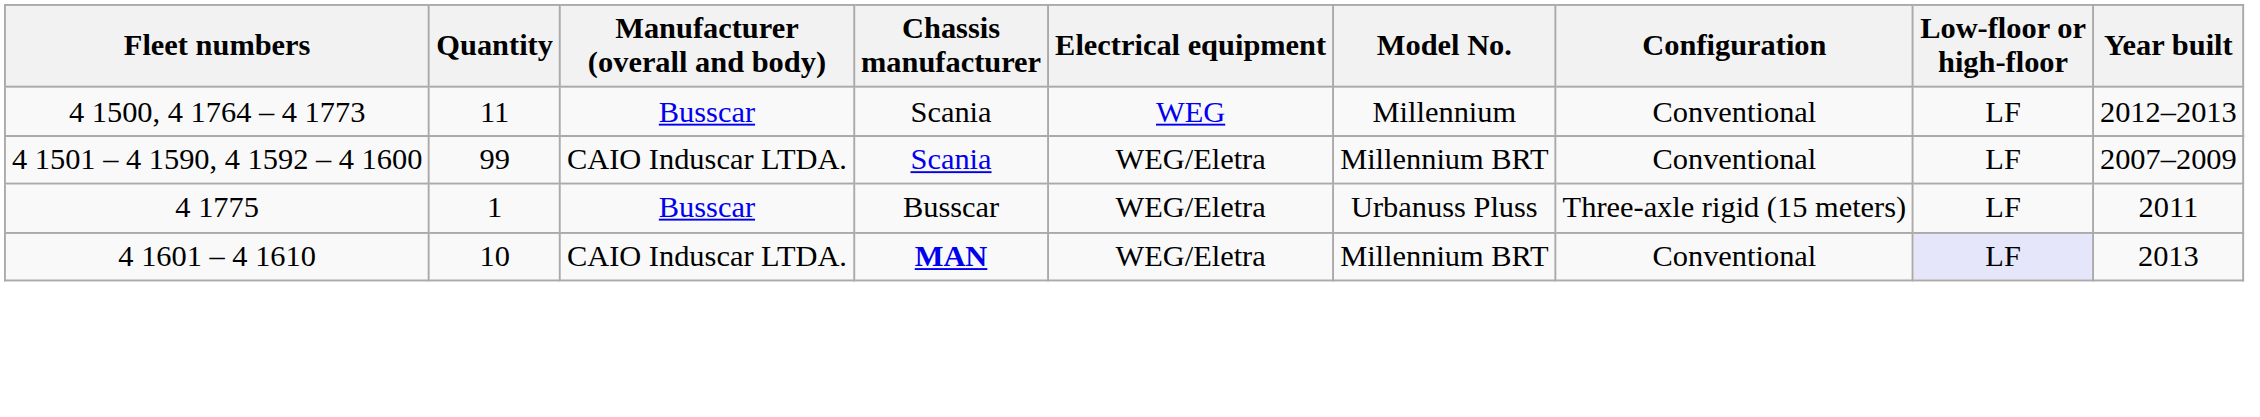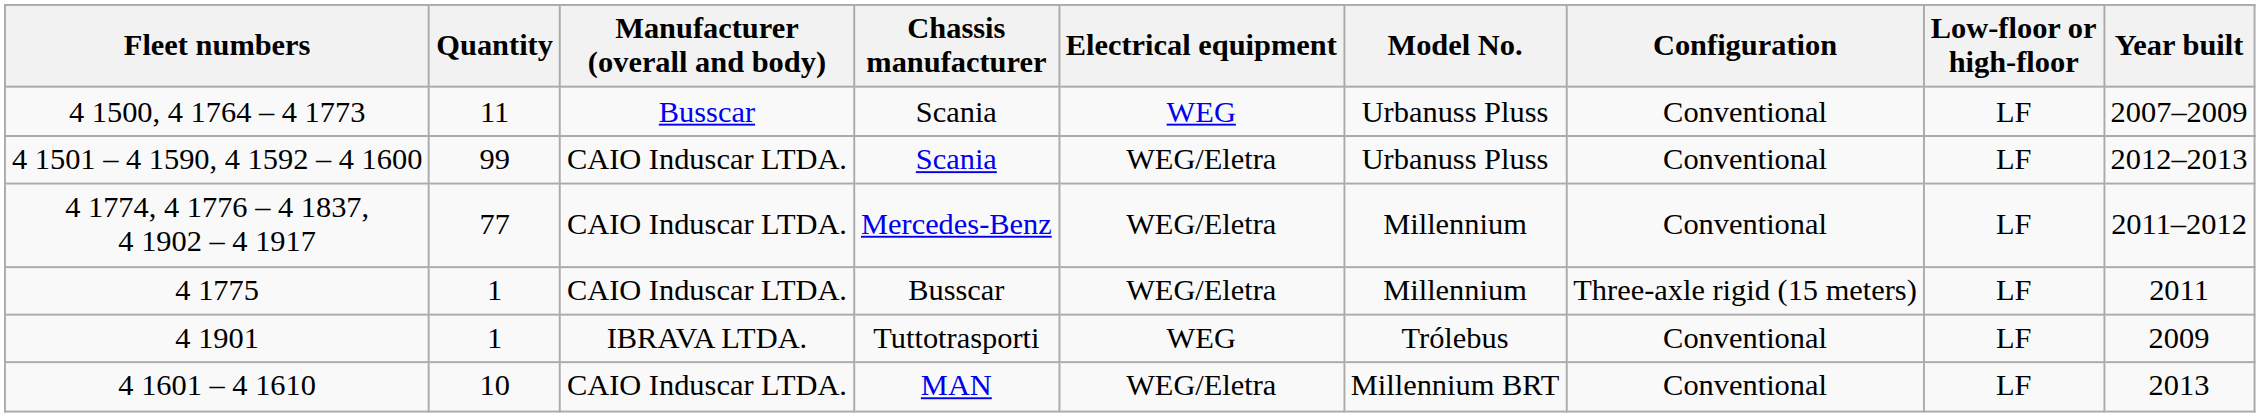(1444, 111) Millennium -> (1455, 111) Urbanuss Pluss
(2168, 111) 2012–2013 -> (2179, 111) 2007–2009
(1444, 159) Millennium BRT -> (1455, 159) Urbanuss Pluss
(2168, 159) 2007–2009 -> (2179, 159) 2012–2013
+ row: (217, 224)
(707, 207) Busscar -> (707, 289) CAIO Induscar LTDA.
(1444, 207) Urbanuss Pluss -> (1455, 289) Millennium
+ row: (217, 338)
(951, 255) bold -> (956, 386) normal
(2003, 255) lavender background -> (2014, 386) no background
